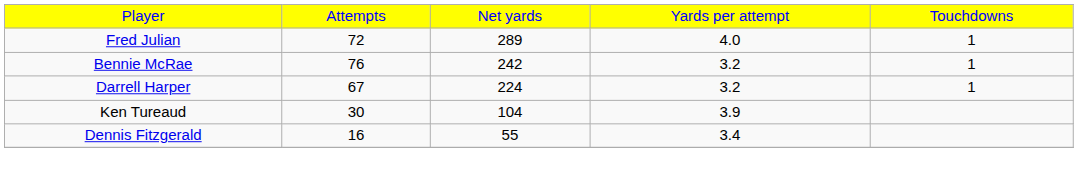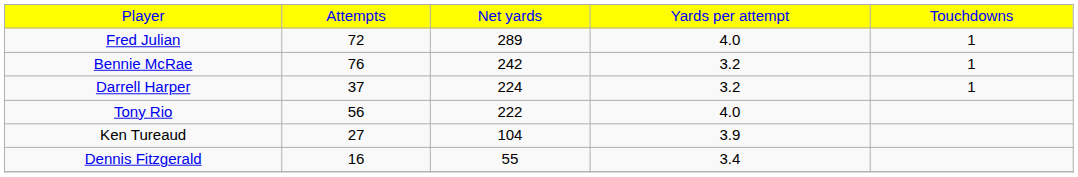(356, 87) 67 -> (356, 87) 37
+ row: (143, 111)
(356, 111) 30 -> (356, 135) 27
